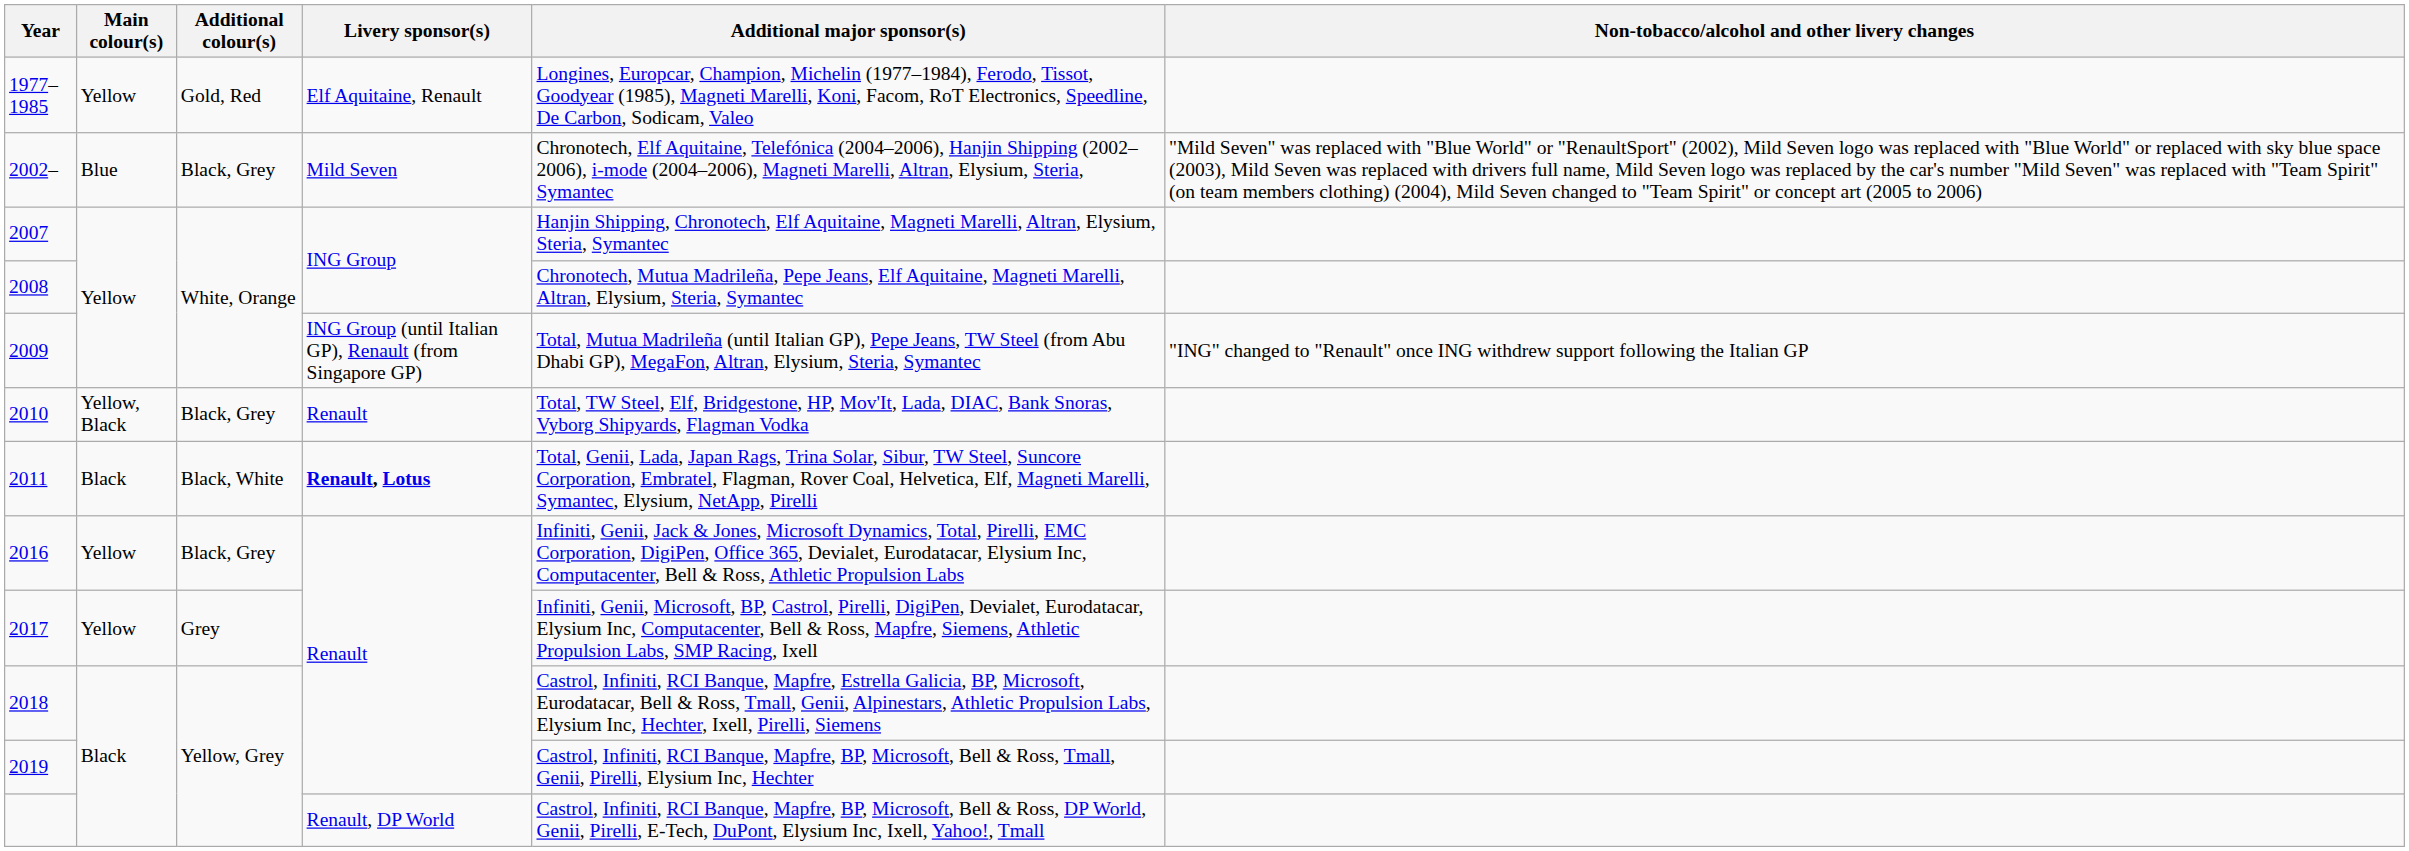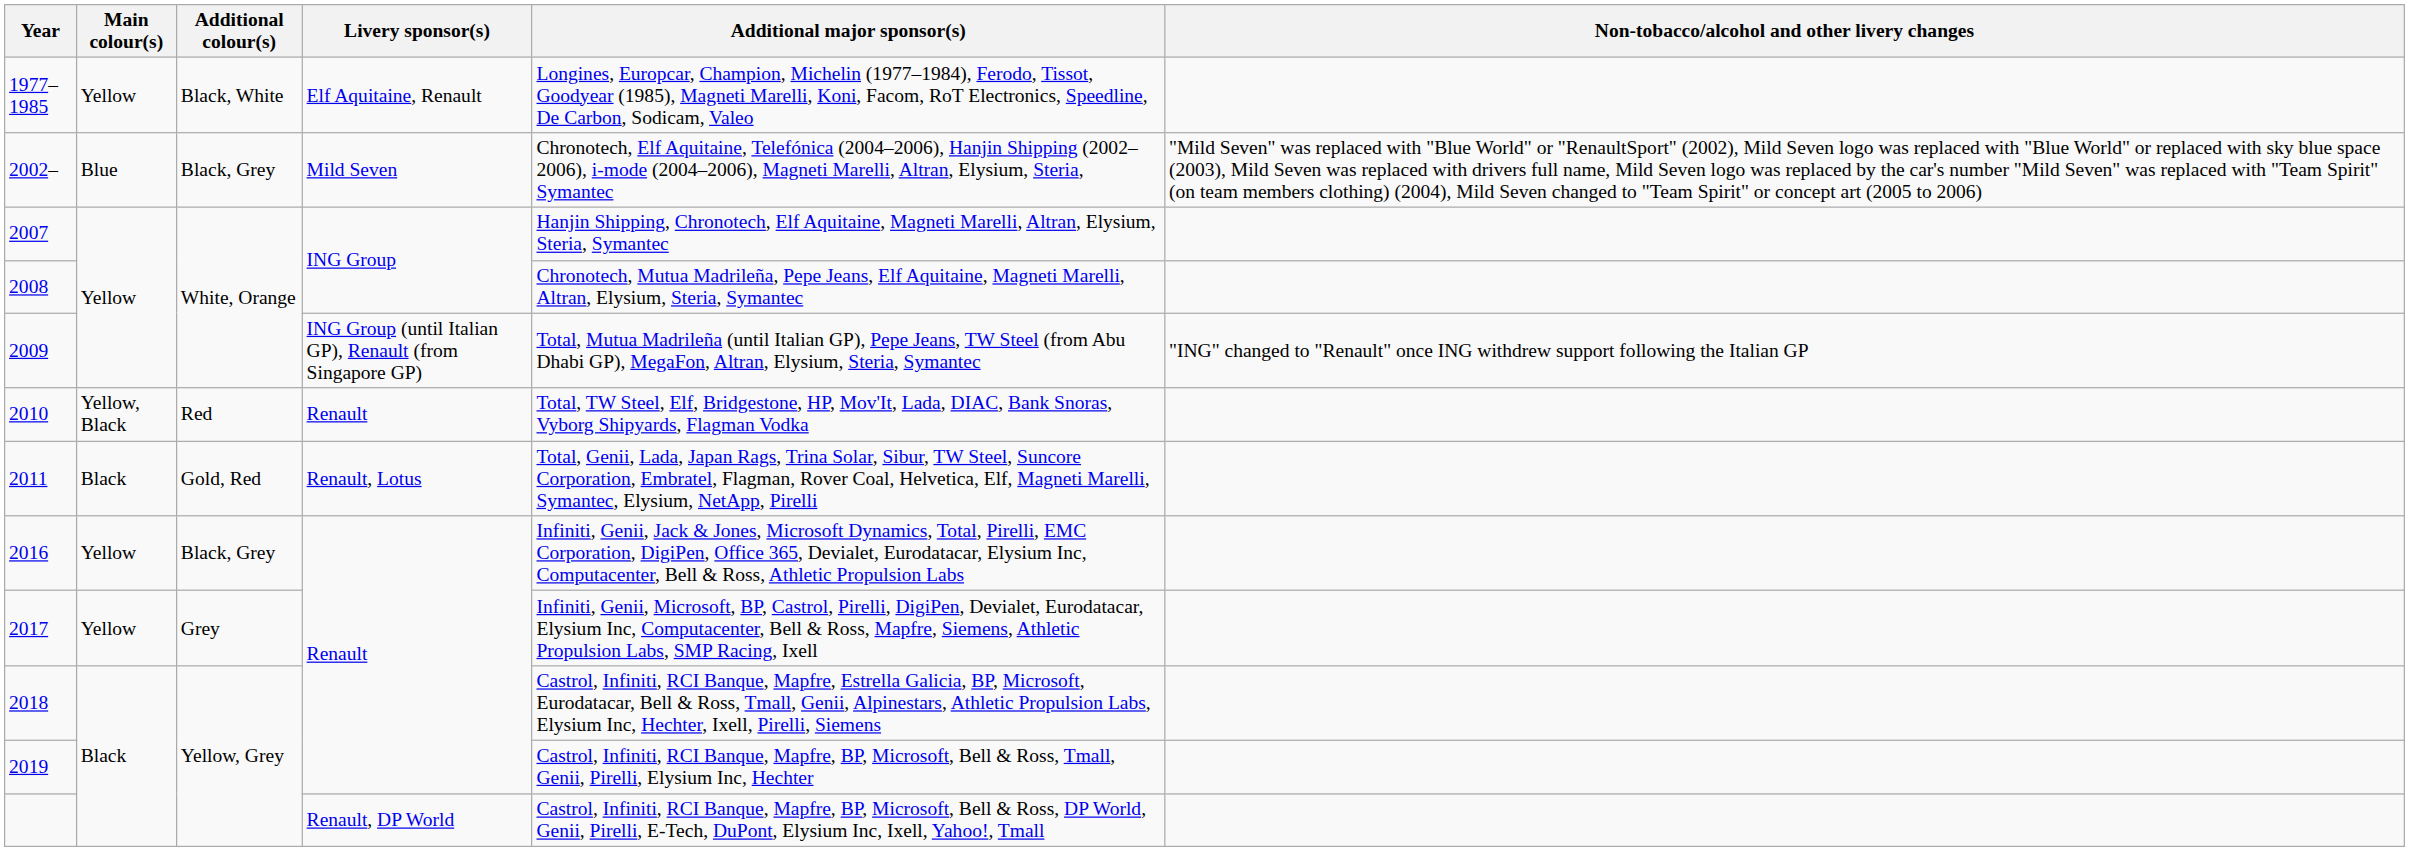(221, 94) Gold, Red -> (232, 94) Black, White
(228, 414) Black, Grey -> (197, 414) Red
(232, 478) Black, White -> (221, 478) Gold, Red
(368, 478) bold -> (364, 478) normal
